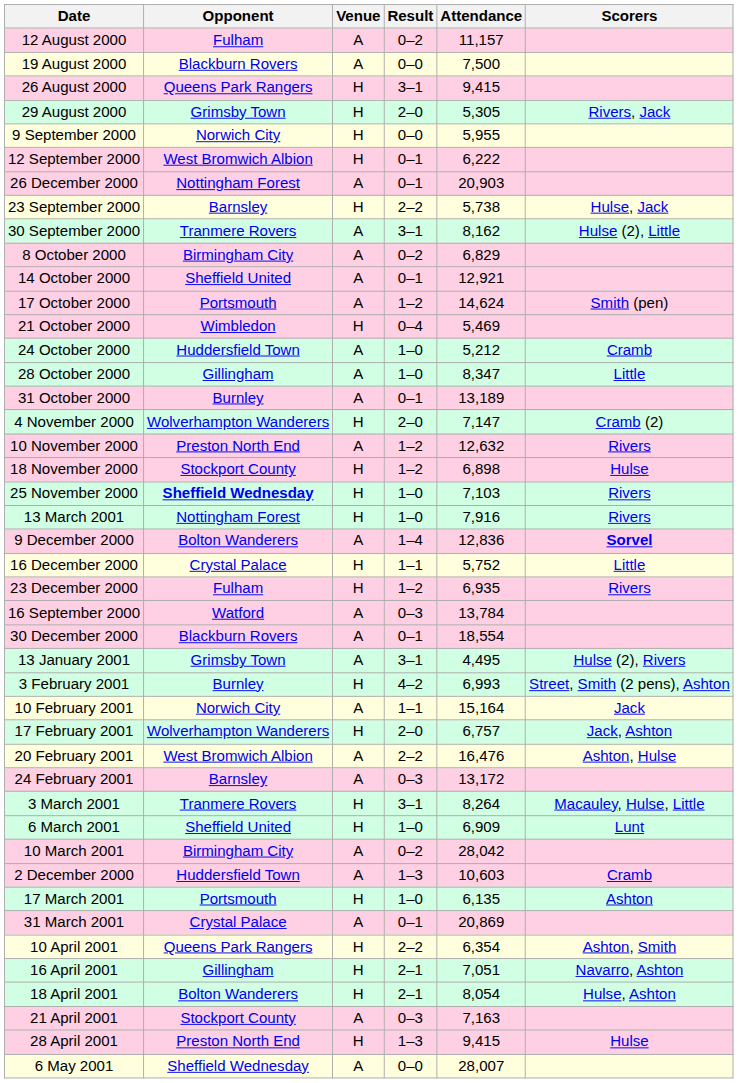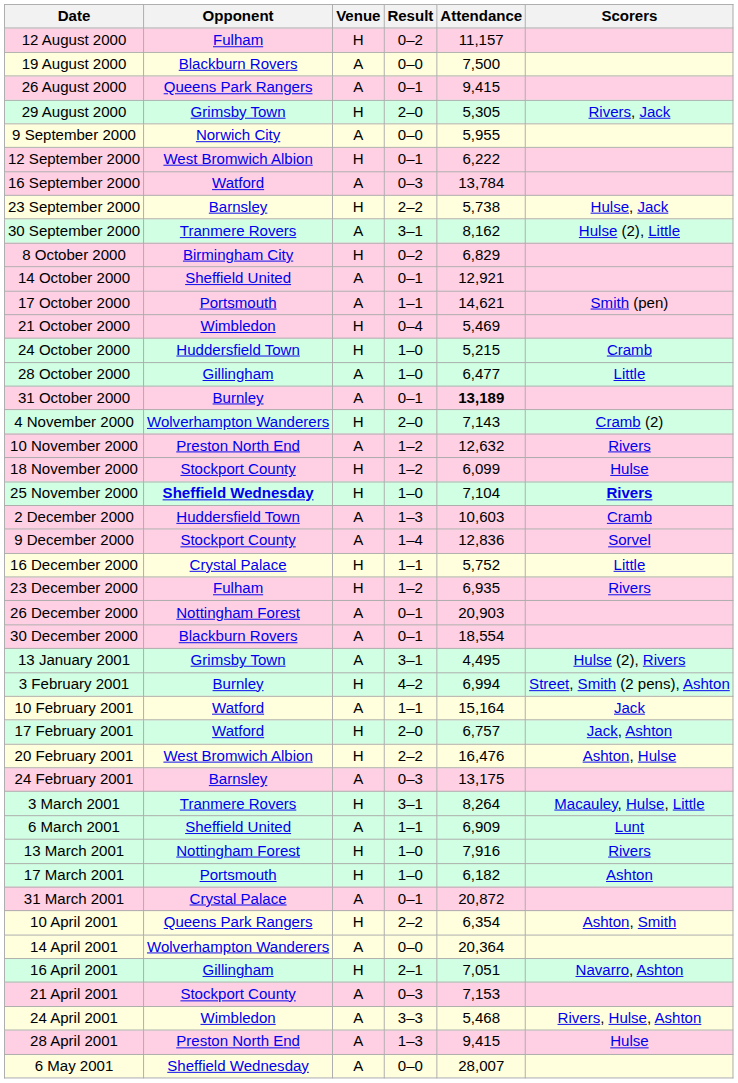(358, 40) A -> (358, 40) H
(358, 87) H -> (358, 87) A
(410, 87) 3–1 -> (410, 87) 0–1
(358, 135) H -> (358, 135) A
rows swapped: (74, 612) <-> (74, 183)
(358, 254) A -> (358, 254) H
(410, 302) 1–2 -> (410, 302) 1–1
(481, 302) 14,624 -> (481, 302) 14,621
(358, 350) A -> (358, 350) H
(481, 350) 5,212 -> (481, 350) 5,215
(481, 374) 8,347 -> (481, 374) 6,477
(481, 398) normal -> (481, 398) bold
(481, 421) 7,147 -> (481, 421) 7,143
(481, 469) 6,898 -> (481, 469) 6,099
(481, 493) 7,103 -> (481, 493) 7,104
(629, 493) normal -> (629, 493) bold
rows swapped: (74, 875) <-> (74, 517)
(238, 541) Bolton Wanderers -> (238, 541) Stockport County
(629, 541) bold -> (629, 541) normal
(481, 684) 6,993 -> (481, 684) 6,994
(238, 708) Norwich City -> (238, 708) Watford
(238, 732) Wolverhampton Wanderers -> (238, 732) Watford
(358, 755) A -> (358, 755) H
(481, 779) 13,172 -> (481, 779) 13,175
(358, 827) H -> (358, 827) A
(410, 827) 1–0 -> (410, 827) 1–1
- row: (74, 851)
(481, 898) 6,135 -> (481, 875) 6,182
(481, 922) 20,869 -> (481, 898) 20,872
+ row: (74, 946)
- row: (74, 994)
(481, 1018) 7,163 -> (481, 994) 7,153
+ row: (74, 1018)
(358, 1042) H -> (358, 1042) A
